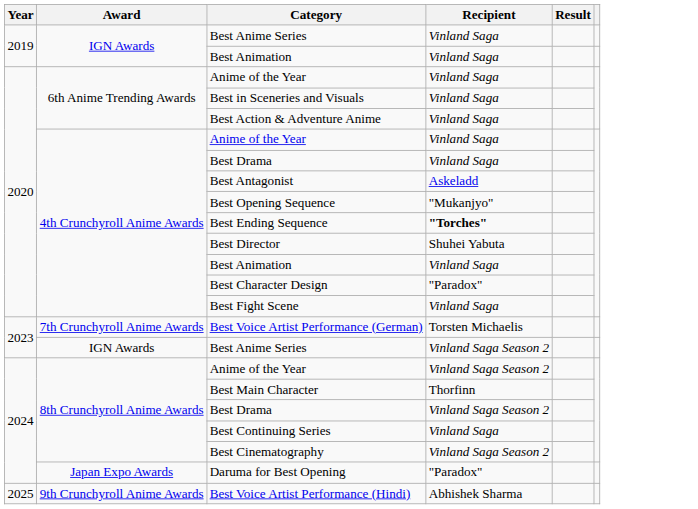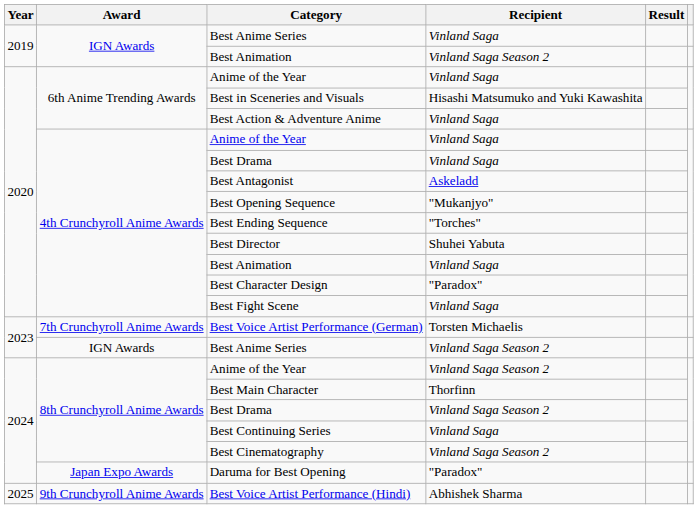(464, 56) Vinland Saga -> (489, 56) Vinland Saga Season 2
(464, 98) Vinland Saga -> (536, 98) Hisashi Matsumuko and Yuki Kawashita
(458, 222) bold -> (455, 222) normal
